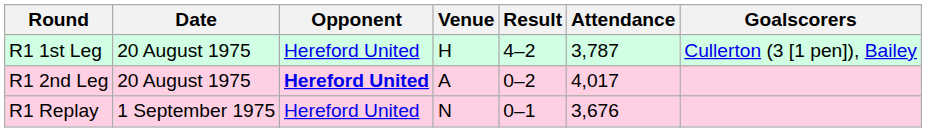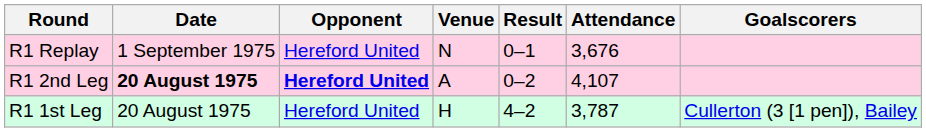rows swapped: (55, 50) <-> (54, 111)
(184, 80) normal -> (187, 80) bold
(595, 80) 4,017 -> (595, 80) 4,107
